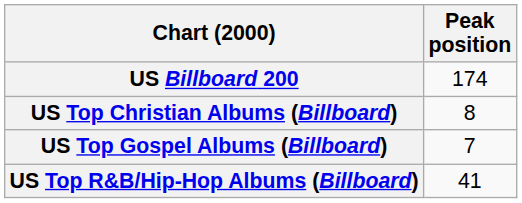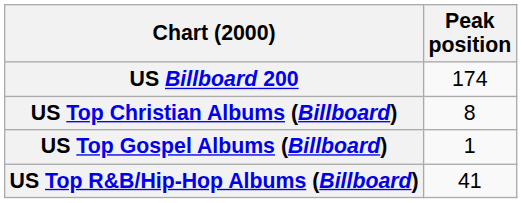(470, 146) 7 -> (470, 146) 1
